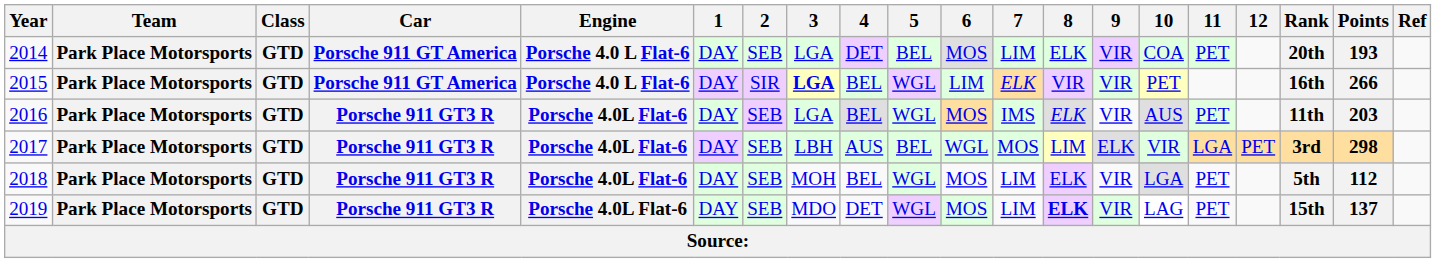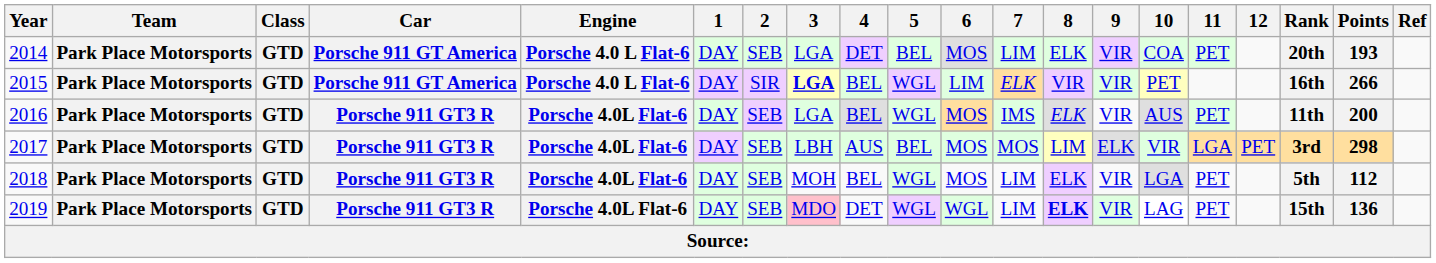(1363, 115) 203 -> (1363, 115) 200
(967, 147) WGL -> (967, 147) MOS
(814, 210) no background -> (814, 210) pink background
(967, 210) MOS -> (967, 210) WGL
(1363, 210) 137 -> (1363, 210) 136
